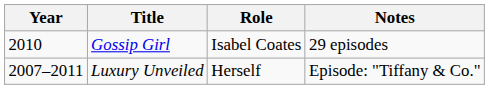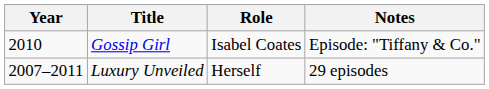(349, 44) 29 episodes -> (395, 44) Episode: "Tiffany & Co."
(395, 71) Episode: "Tiffany & Co." -> (349, 71) 29 episodes
